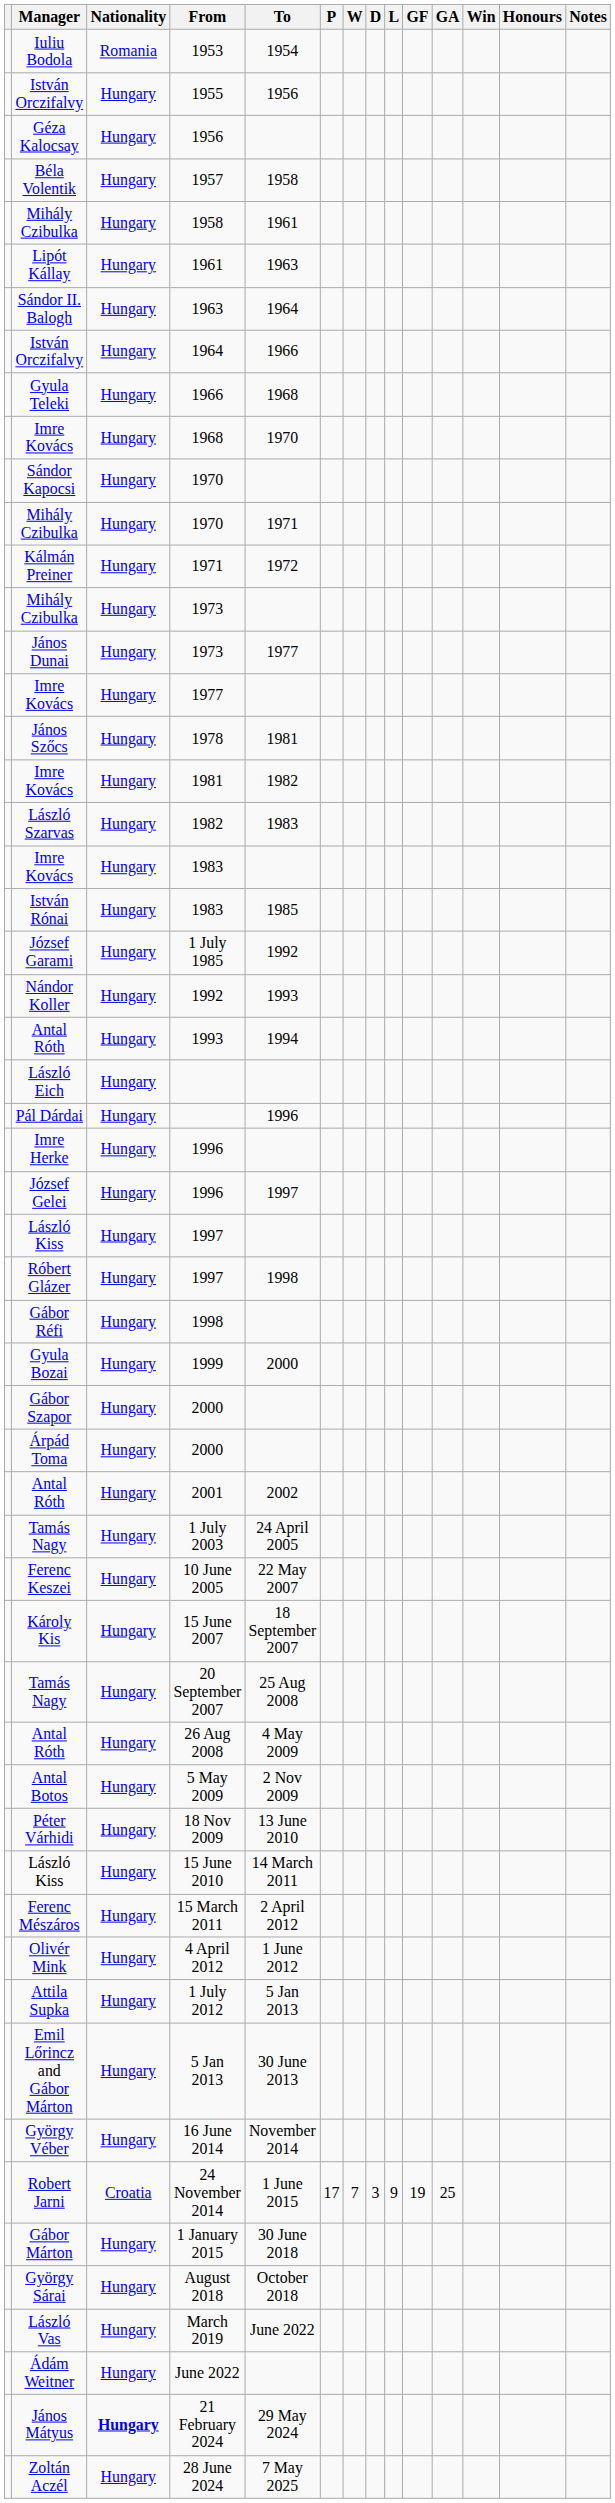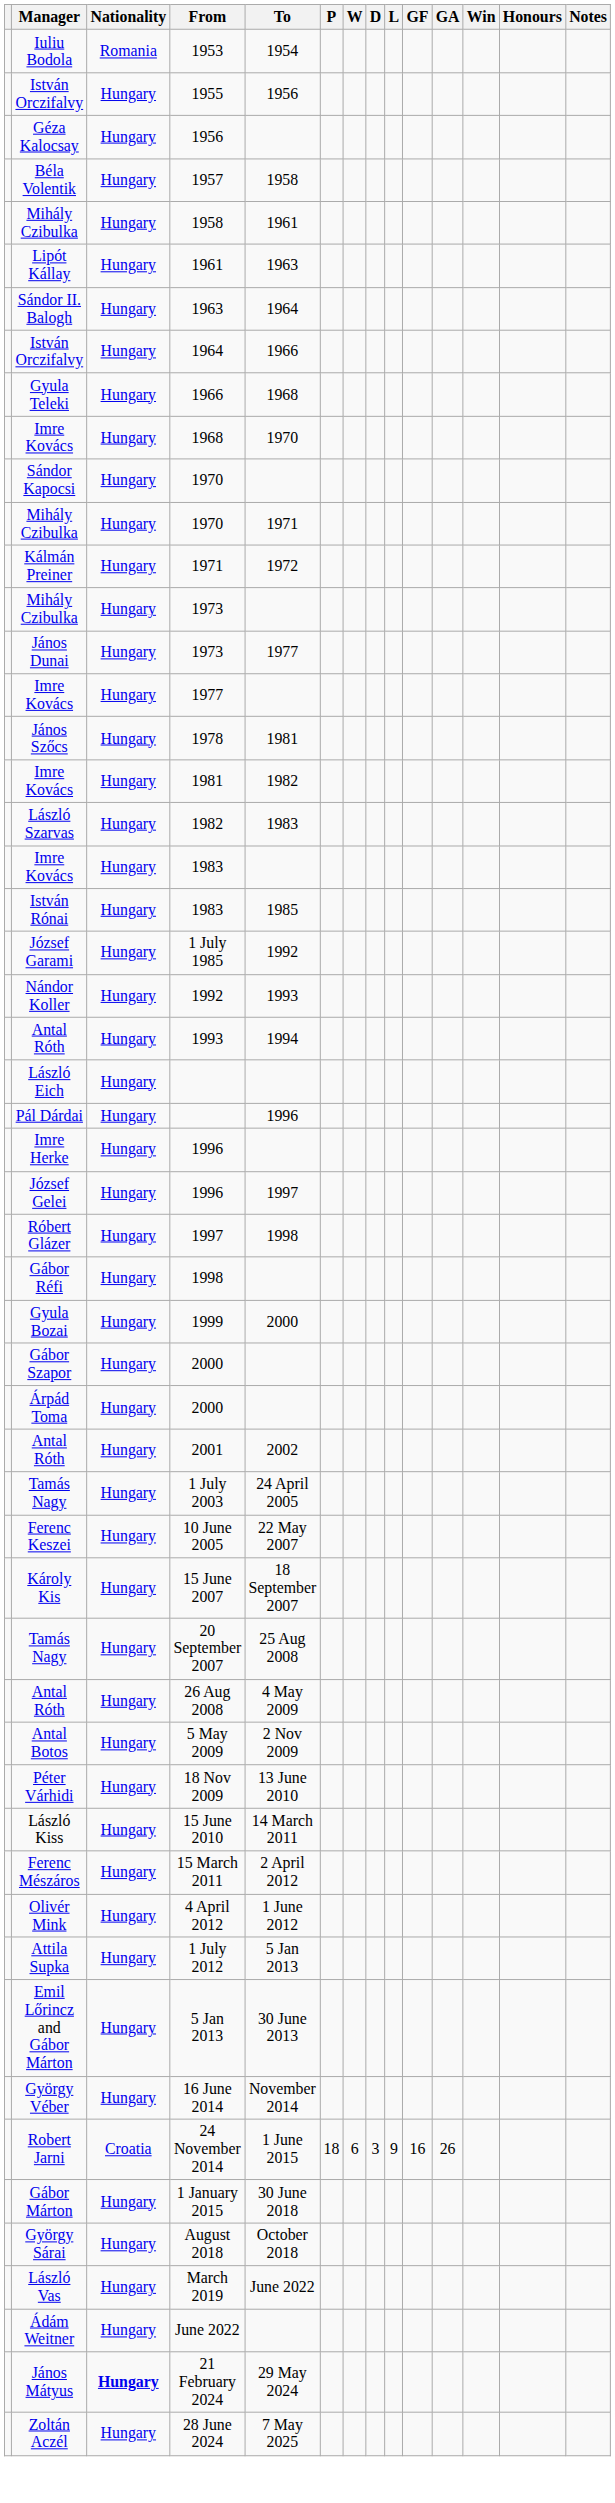- row: (49, 1235)
(331, 2192) 17 -> (331, 2149) 18
(355, 2192) 7 -> (355, 2149) 6
(417, 2192) 19 -> (417, 2149) 16
(448, 2192) 25 -> (448, 2149) 26
